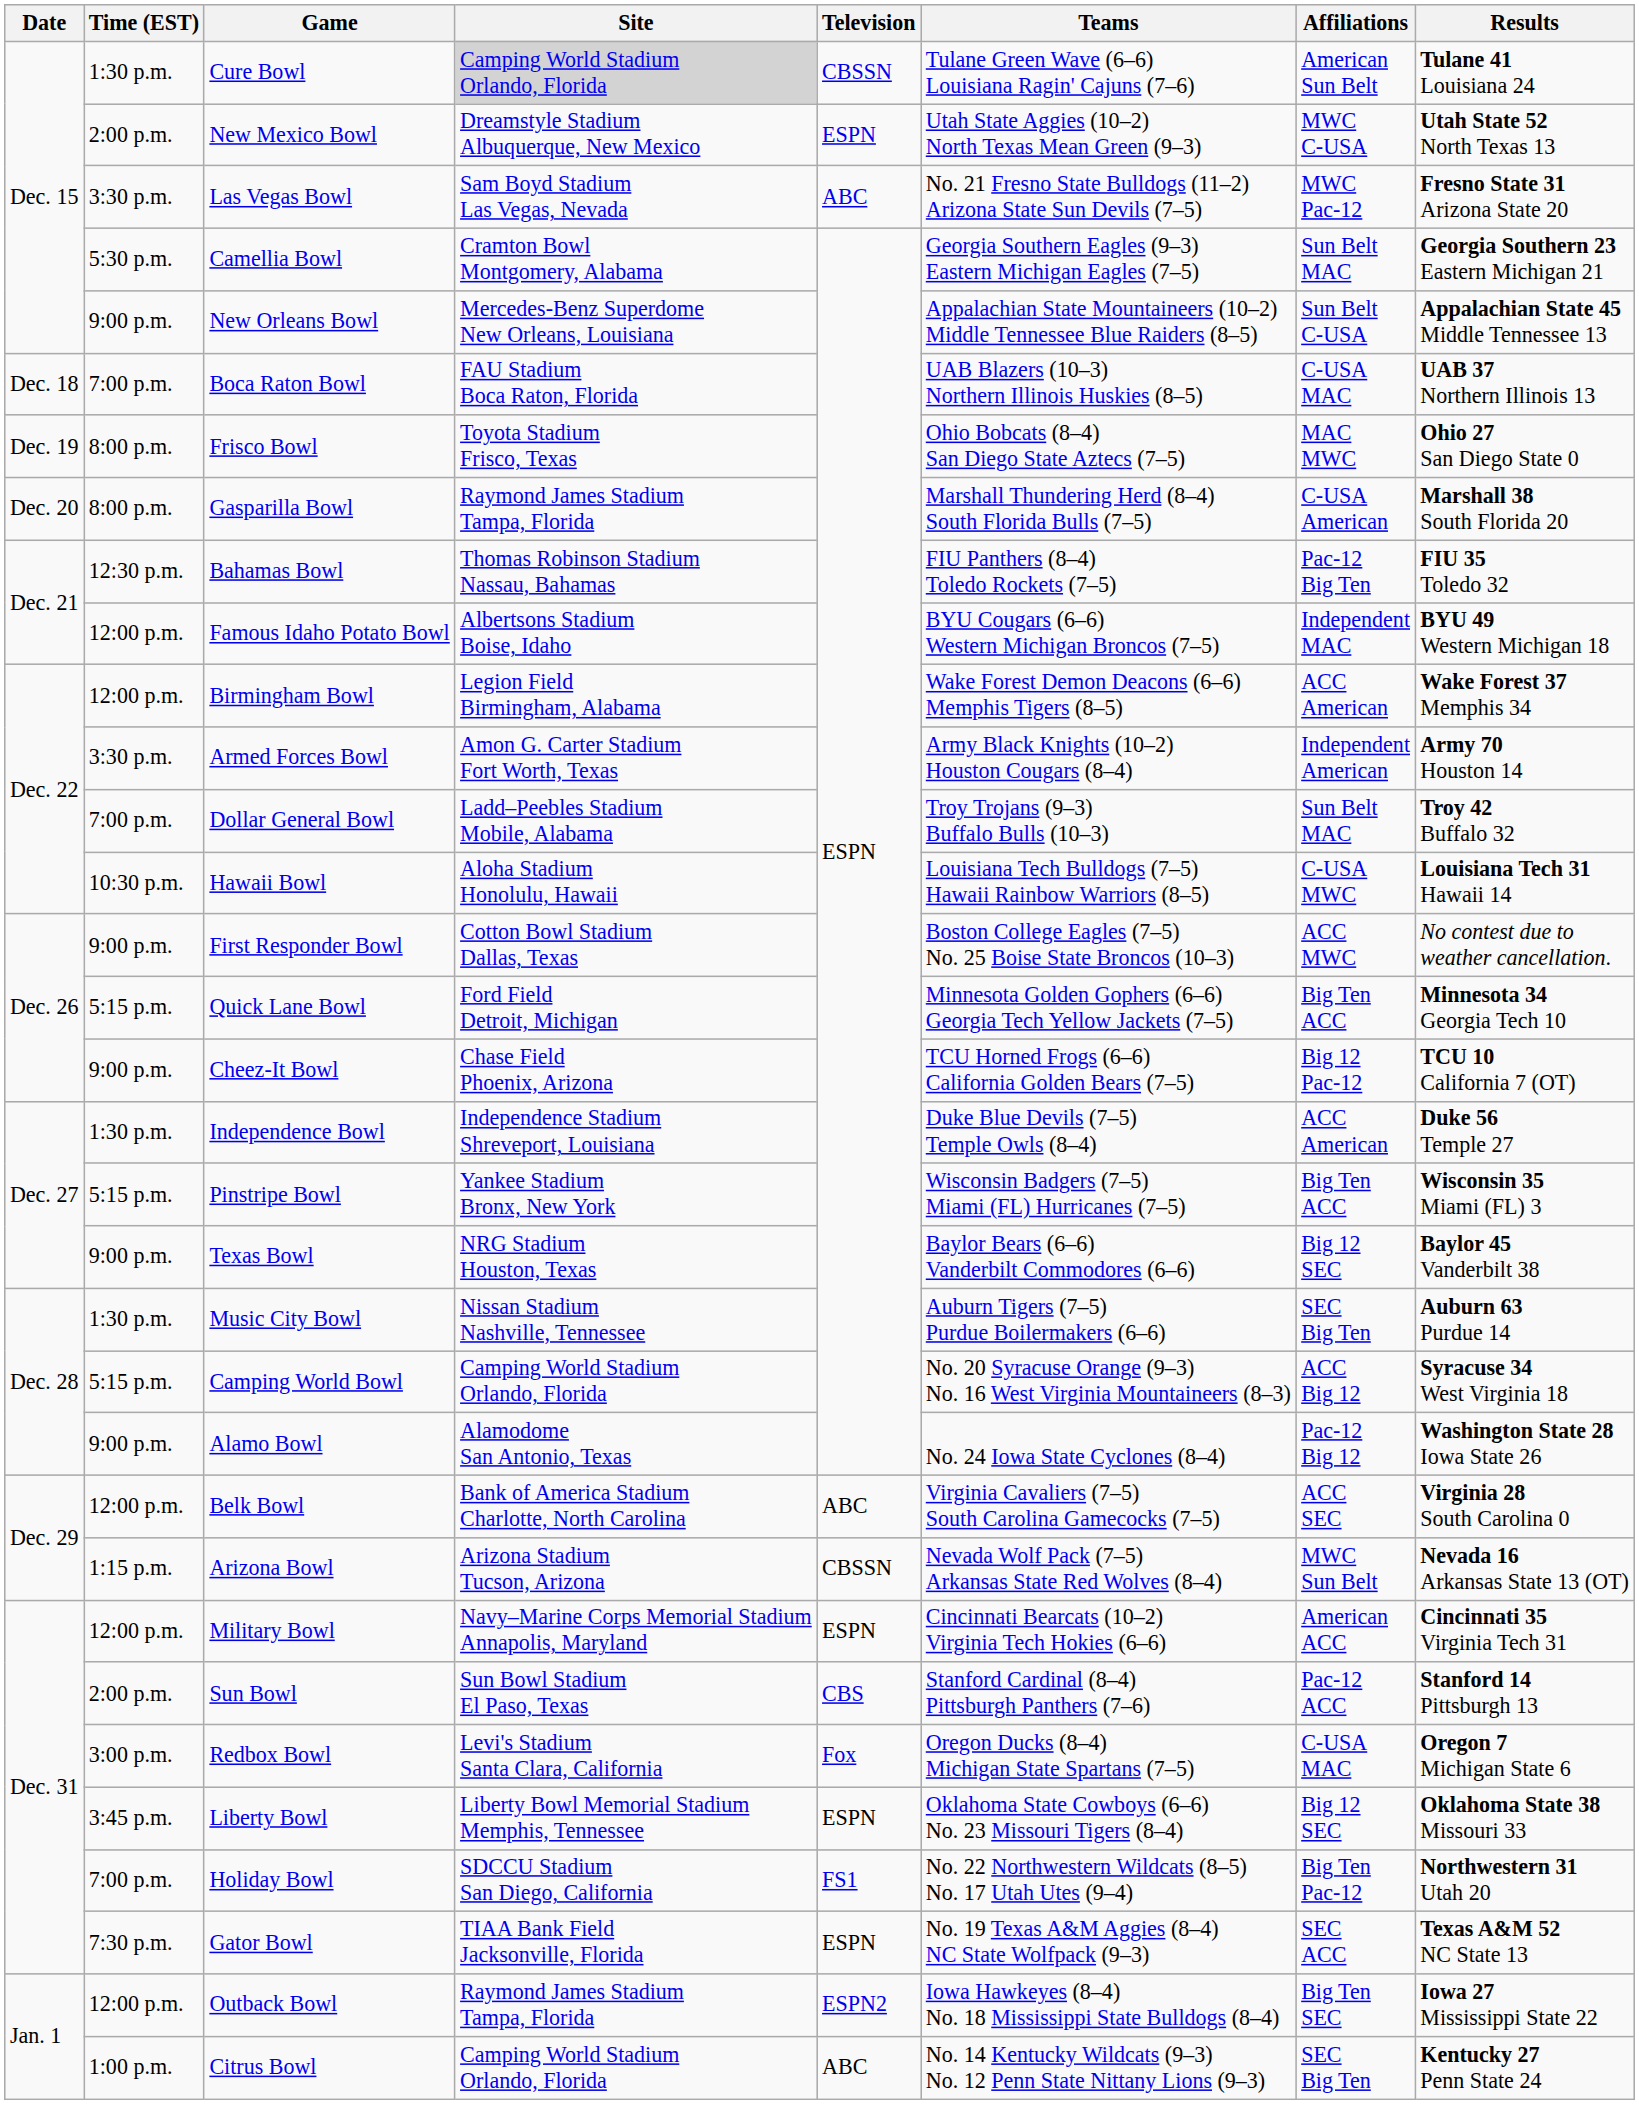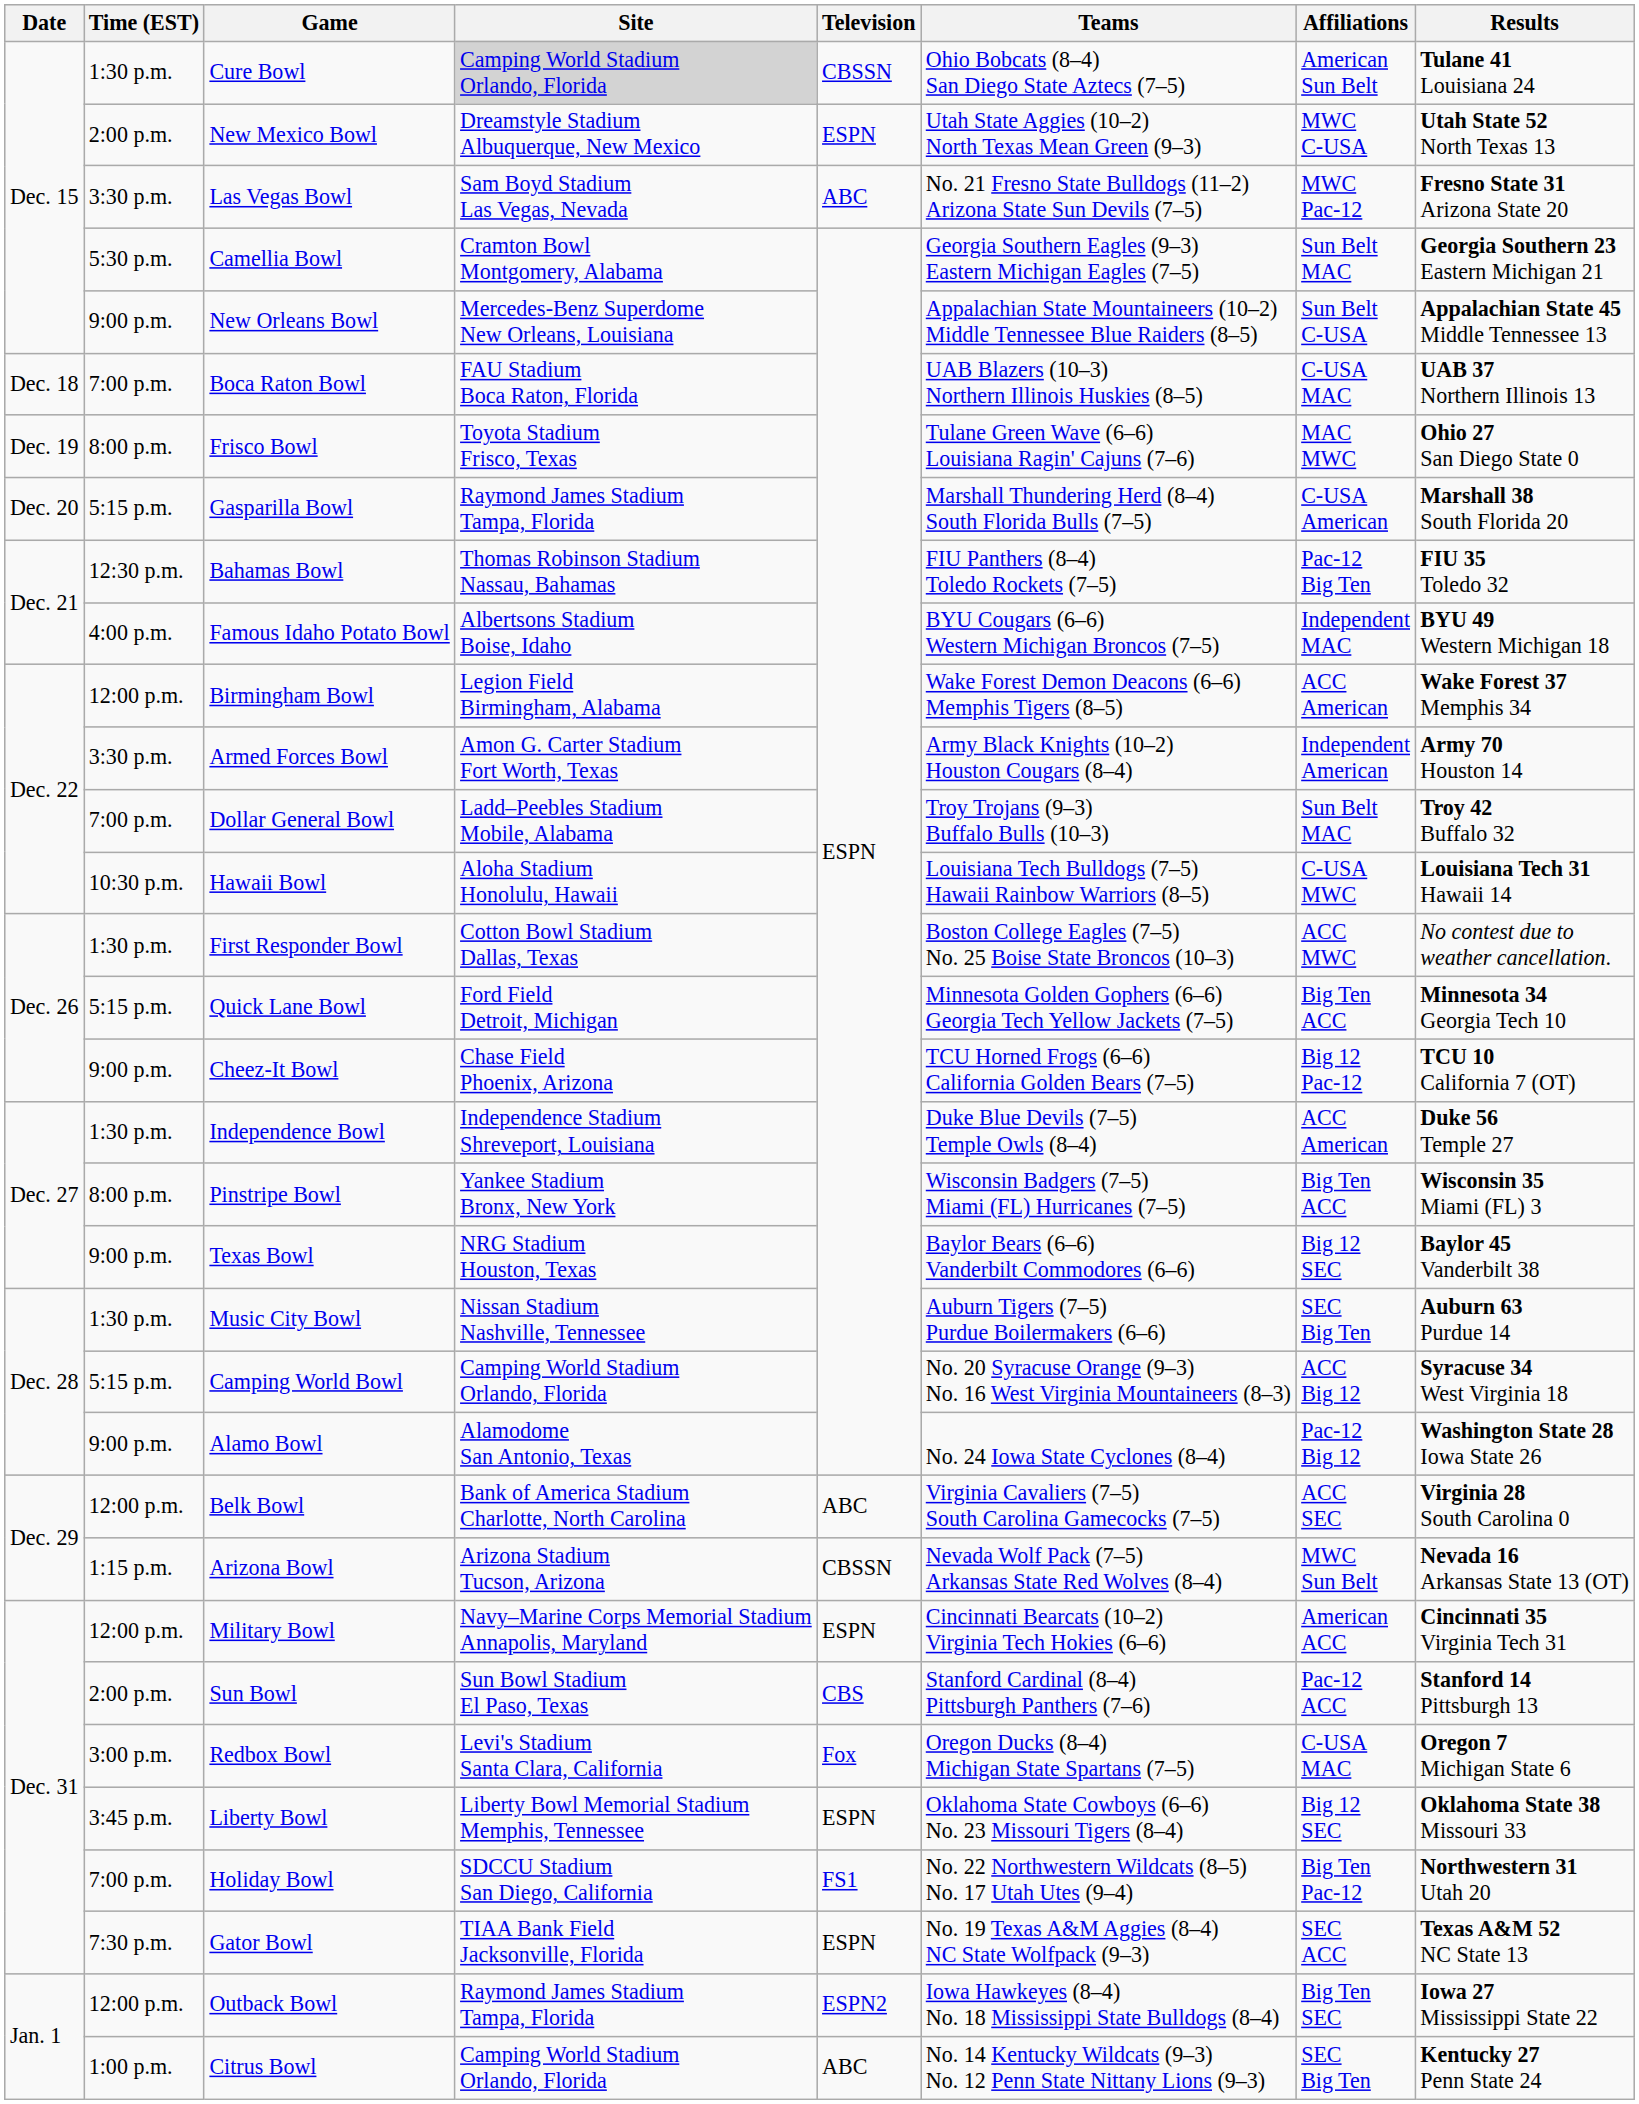(1060, 72) Tulane Green Wave (6–6) Louisiana Ragin' Cajuns (7–6) -> (1055, 72) Ohio Bobcats (8–4) San Diego State Aztecs (7–5)
(1055, 446) Ohio Bobcats (8–4) San Diego State Aztecs (7–5) -> (1060, 446) Tulane Green Wave (6–6) Louisiana Ragin' Cajuns (7–6)
(131, 508) 8:00 p.m. -> (131, 508) 5:15 p.m.
(136, 633) 12:00 p.m. -> (131, 633) 4:00 p.m.
(131, 945) 9:00 p.m. -> (131, 945) 1:30 p.m.
(131, 1194) 5:15 p.m. -> (131, 1194) 8:00 p.m.
